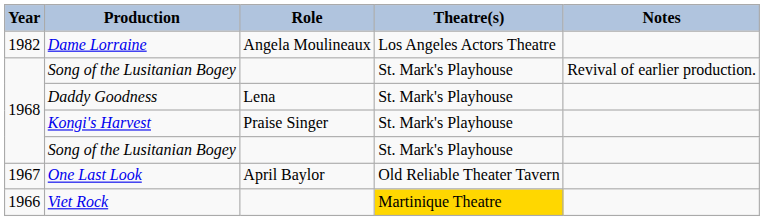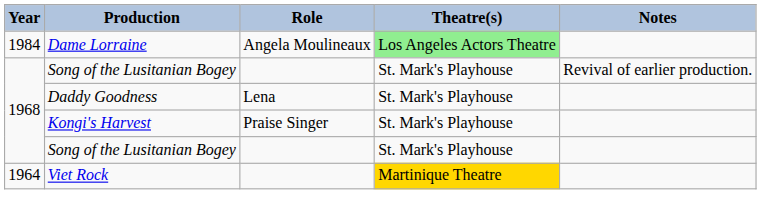(24, 44) 1982 -> (24, 44) 1984
(467, 44) no background -> (467, 44) lightgreen background
- row: (95, 176)
(24, 202) 1966 -> (24, 176) 1964
